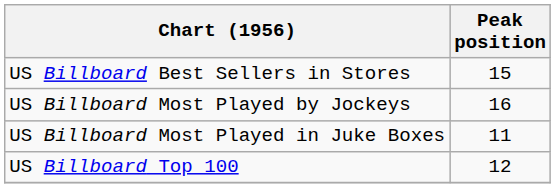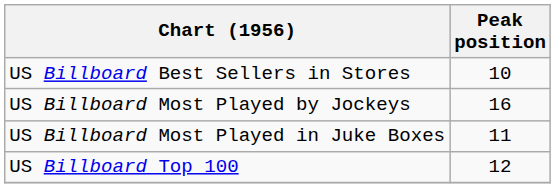(500, 74) 15 -> (500, 74) 10
